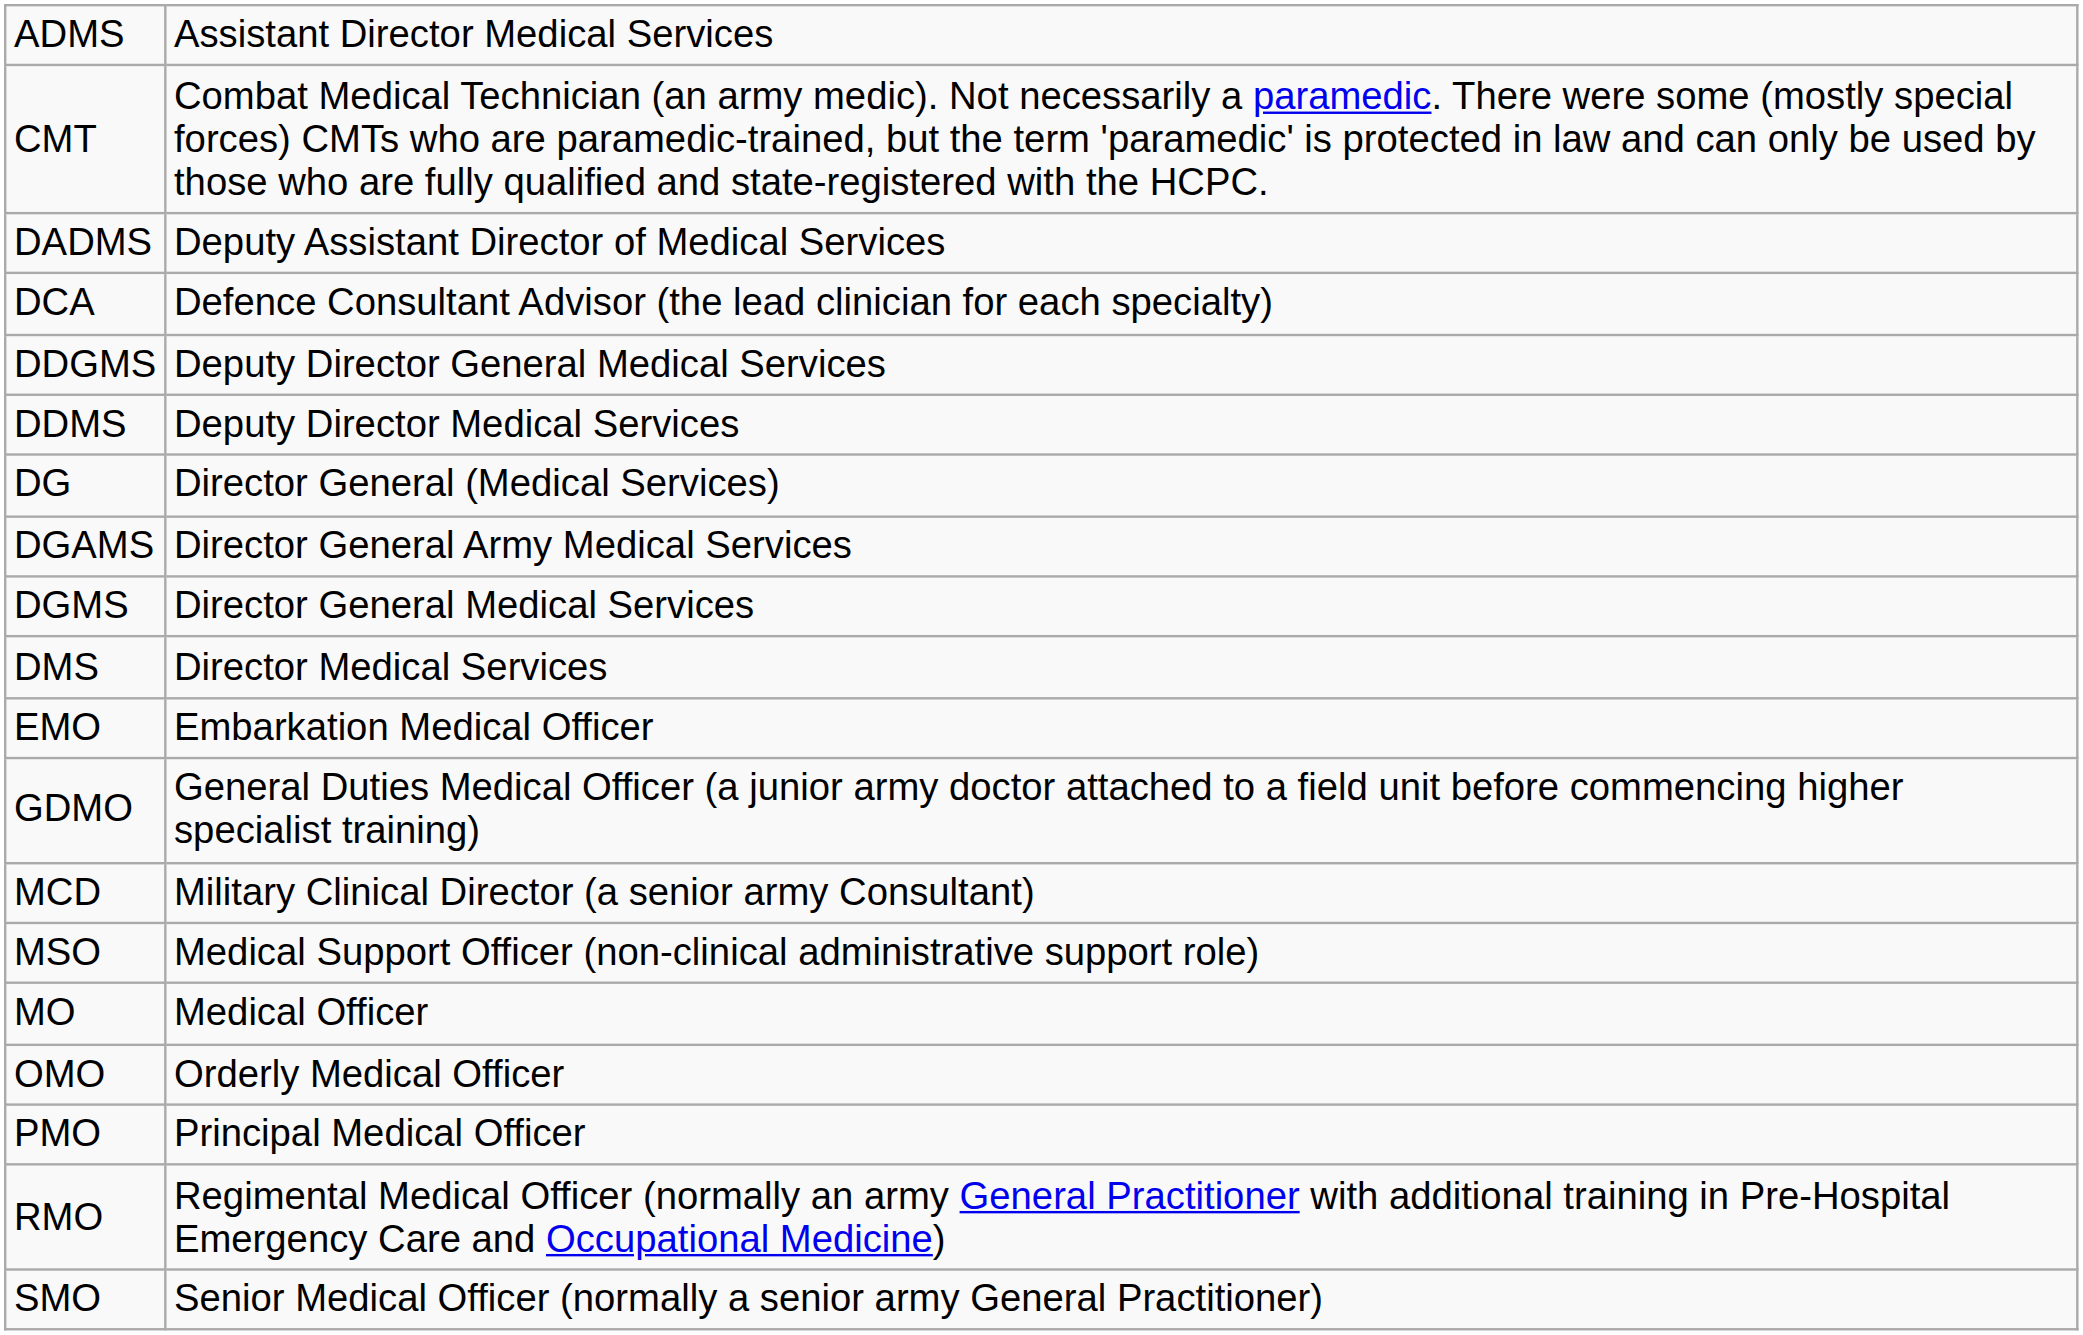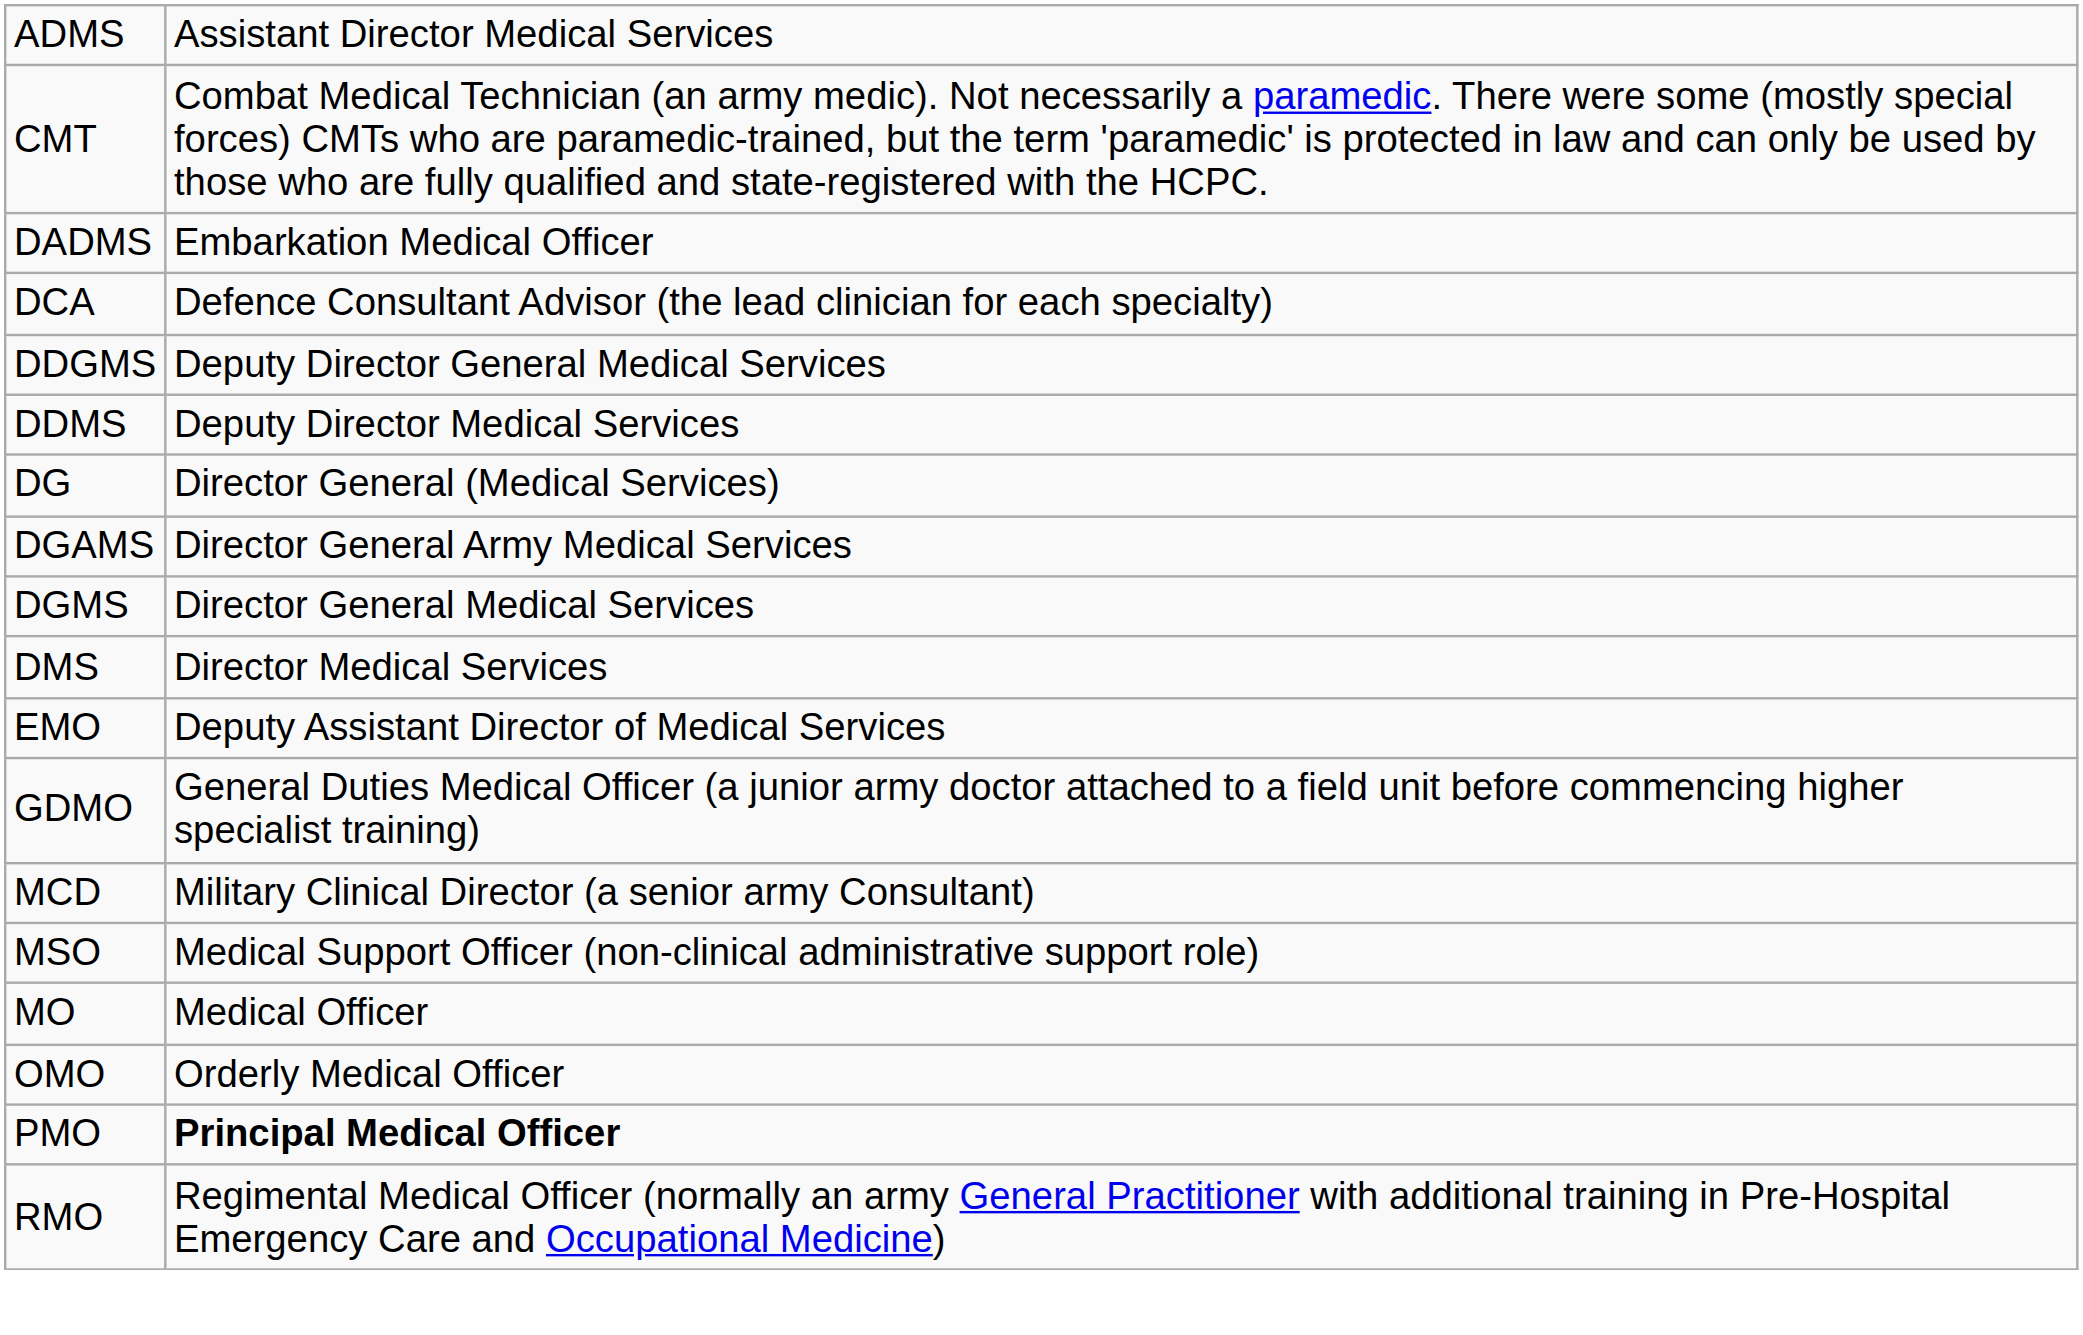(560, 242) Deputy Assistant Director of Medical Services -> (414, 242) Embarkation Medical Officer
(414, 727) Embarkation Medical Officer -> (560, 727) Deputy Assistant Director of Medical Services
(380, 1134) normal -> (397, 1134) bold
- row: (58, 1298)
